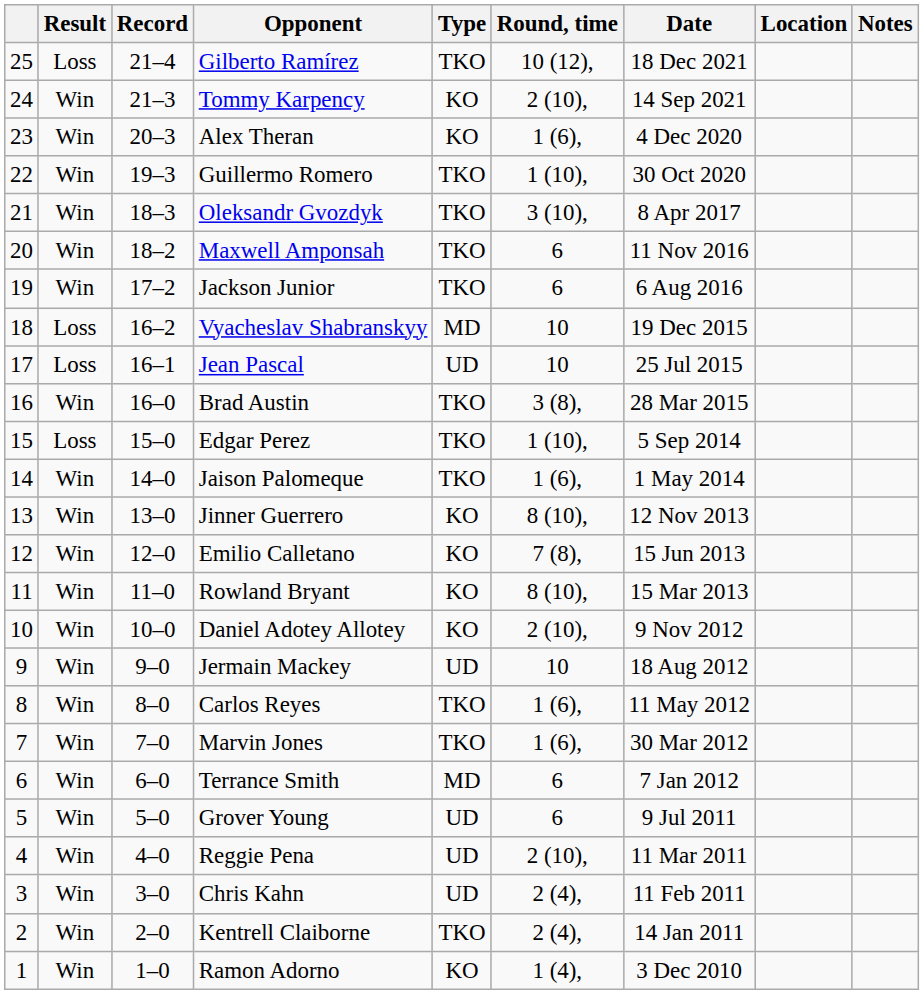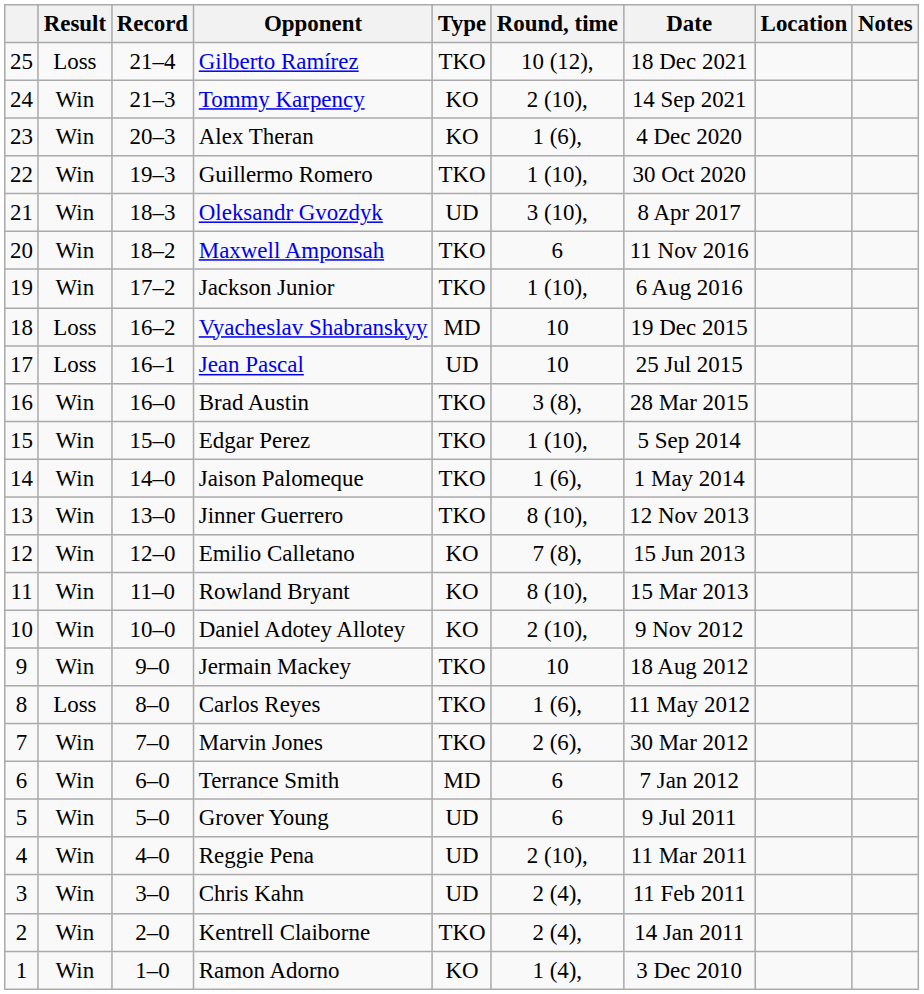(462, 212) TKO -> (462, 212) UD
(557, 288) 6 -> (557, 288) 1 (10),
(75, 439) Loss -> (75, 439) Win
(462, 515) KO -> (462, 515) TKO
(462, 666) UD -> (462, 666) TKO
(75, 704) Win -> (75, 704) Loss
(557, 742) 1 (6), -> (557, 742) 2 (6),
